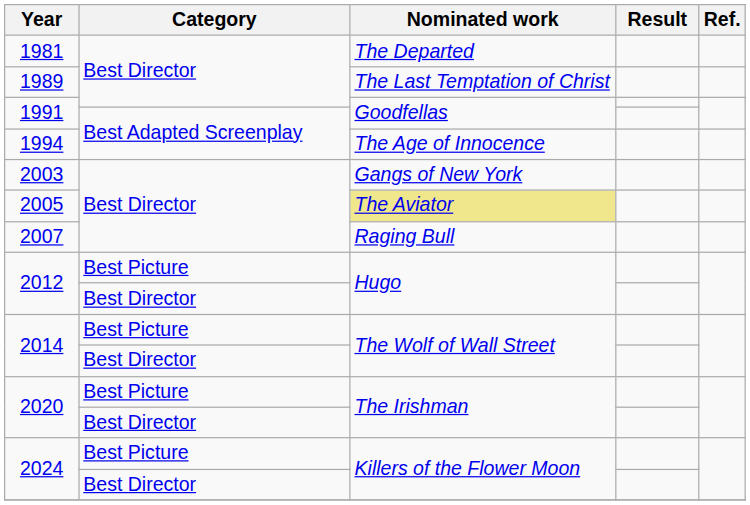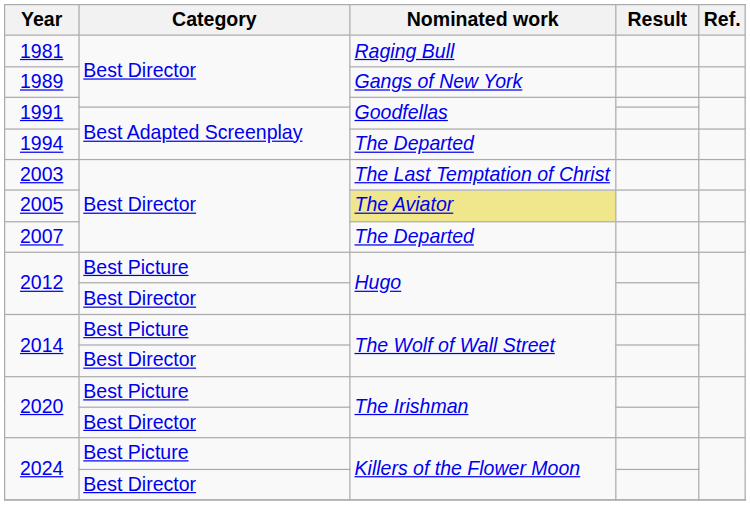(414, 50) The Departed -> (404, 50) Raging Bull
(482, 81) The Last Temptation of Christ -> (438, 81) Gangs of New York
(450, 143) The Age of Innocence -> (414, 143) The Departed
(438, 174) Gangs of New York -> (482, 174) The Last Temptation of Christ
(404, 236) Raging Bull -> (414, 236) The Departed
